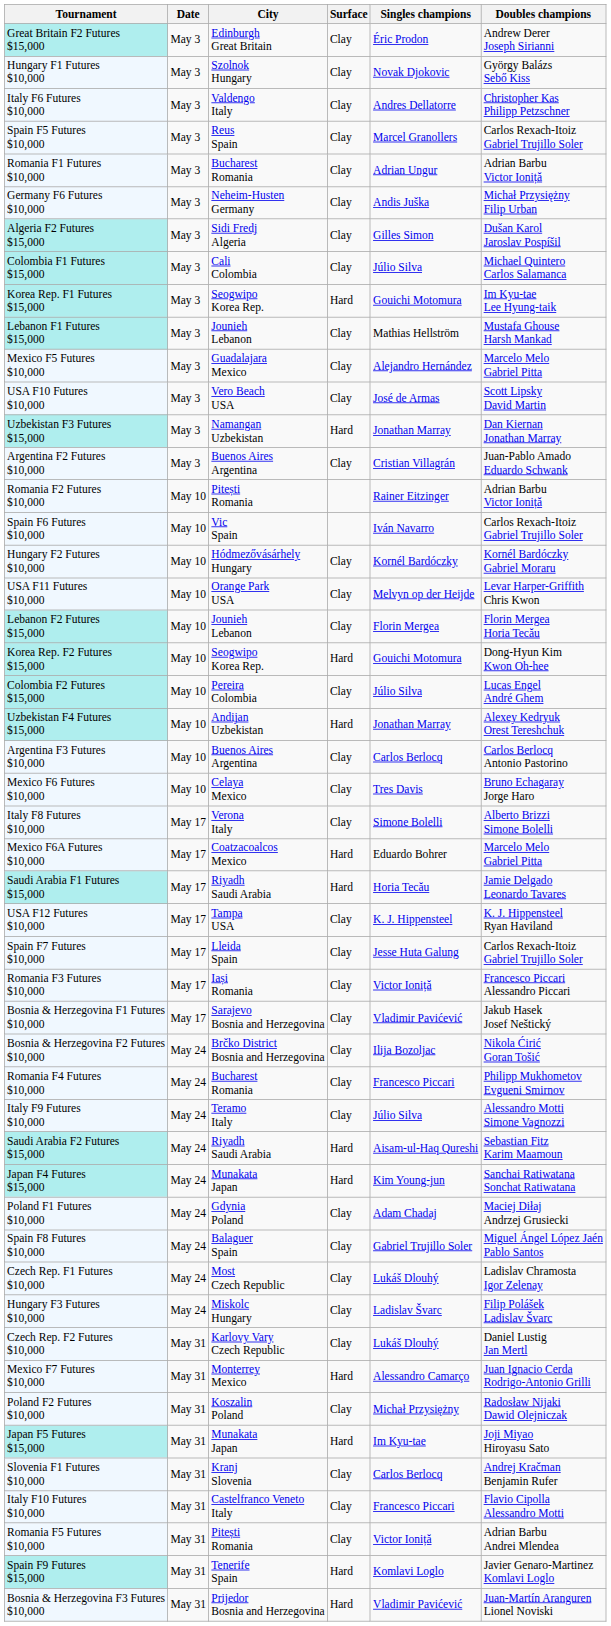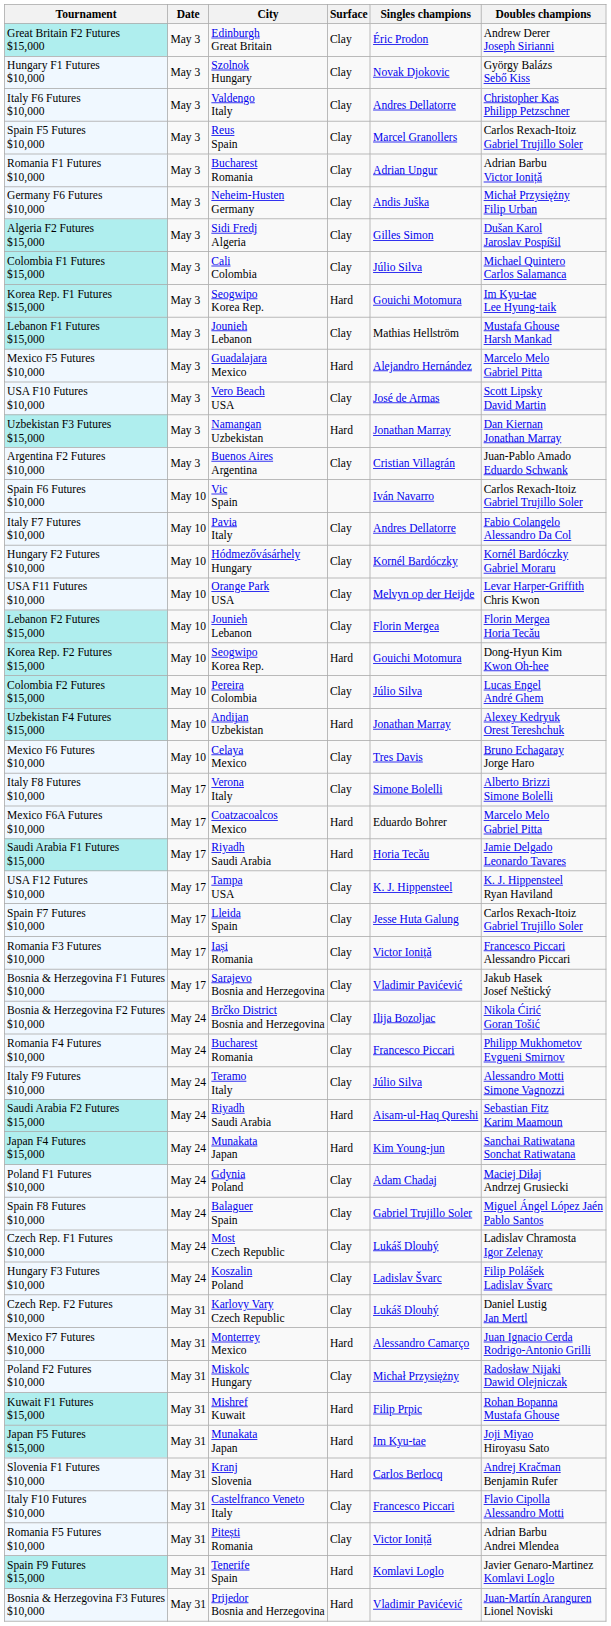(341, 366) Clay -> (341, 366) Hard
- row: (54, 496)
+ row: (44, 529)
- row: (56, 757)
(232, 1311) Miskolc Hungary -> (232, 1278) Koszalin Poland
(232, 1409) Koszalin Poland -> (232, 1376) Miskolc Hungary
+ row: (50, 1409)
(341, 1474) Clay -> (341, 1474) Hard
